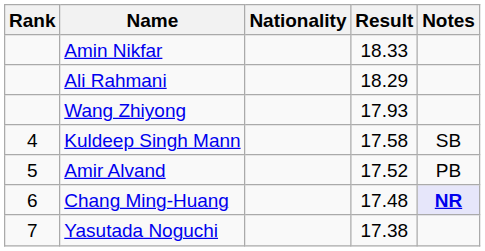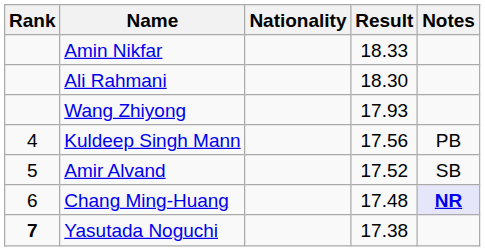(384, 80) 18.29 -> (384, 80) 18.30
(384, 140) 17.58 -> (384, 140) 17.56
(449, 140) SB -> (449, 140) PB
(449, 170) PB -> (449, 170) SB
(32, 230) normal -> (32, 230) bold
